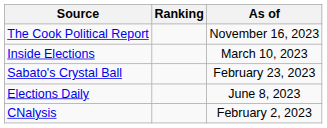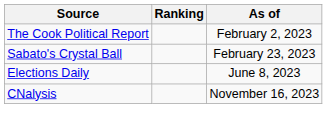(264, 34) November 16, 2023 -> (264, 34) February 2, 2023
- row: (51, 53)
(264, 113) February 2, 2023 -> (264, 93) November 16, 2023
